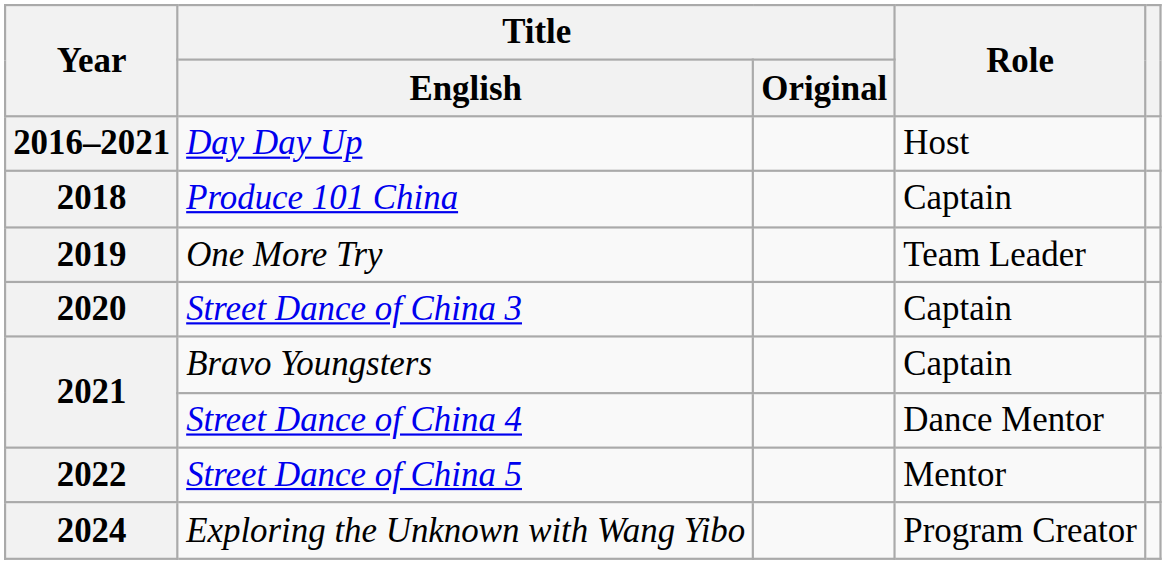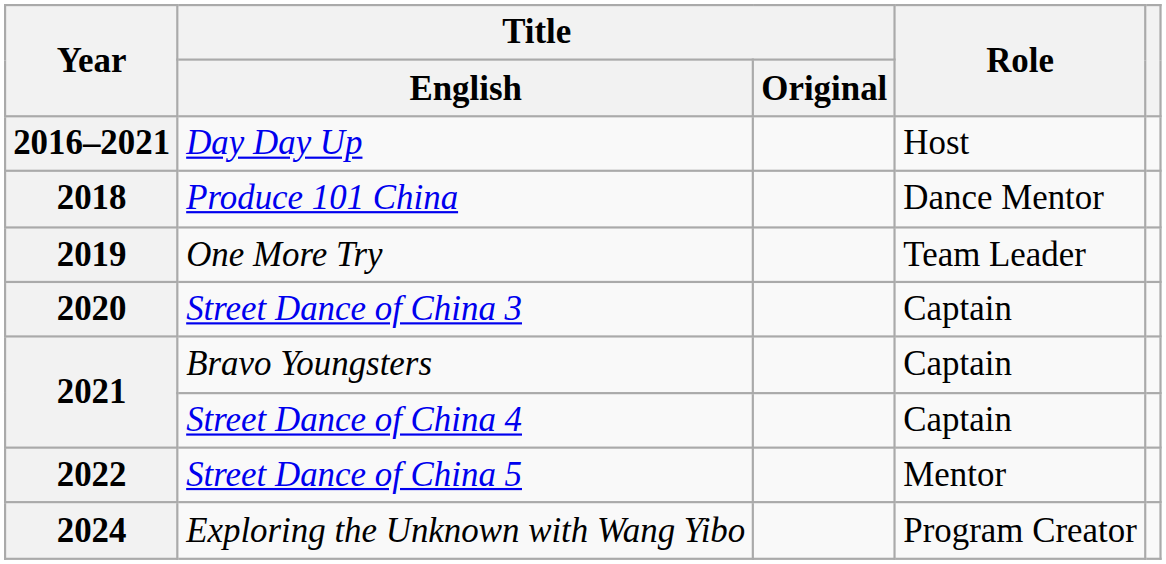(958, 198) Captain -> (1004, 198) Dance Mentor
(1004, 419) Dance Mentor -> (958, 419) Captain
